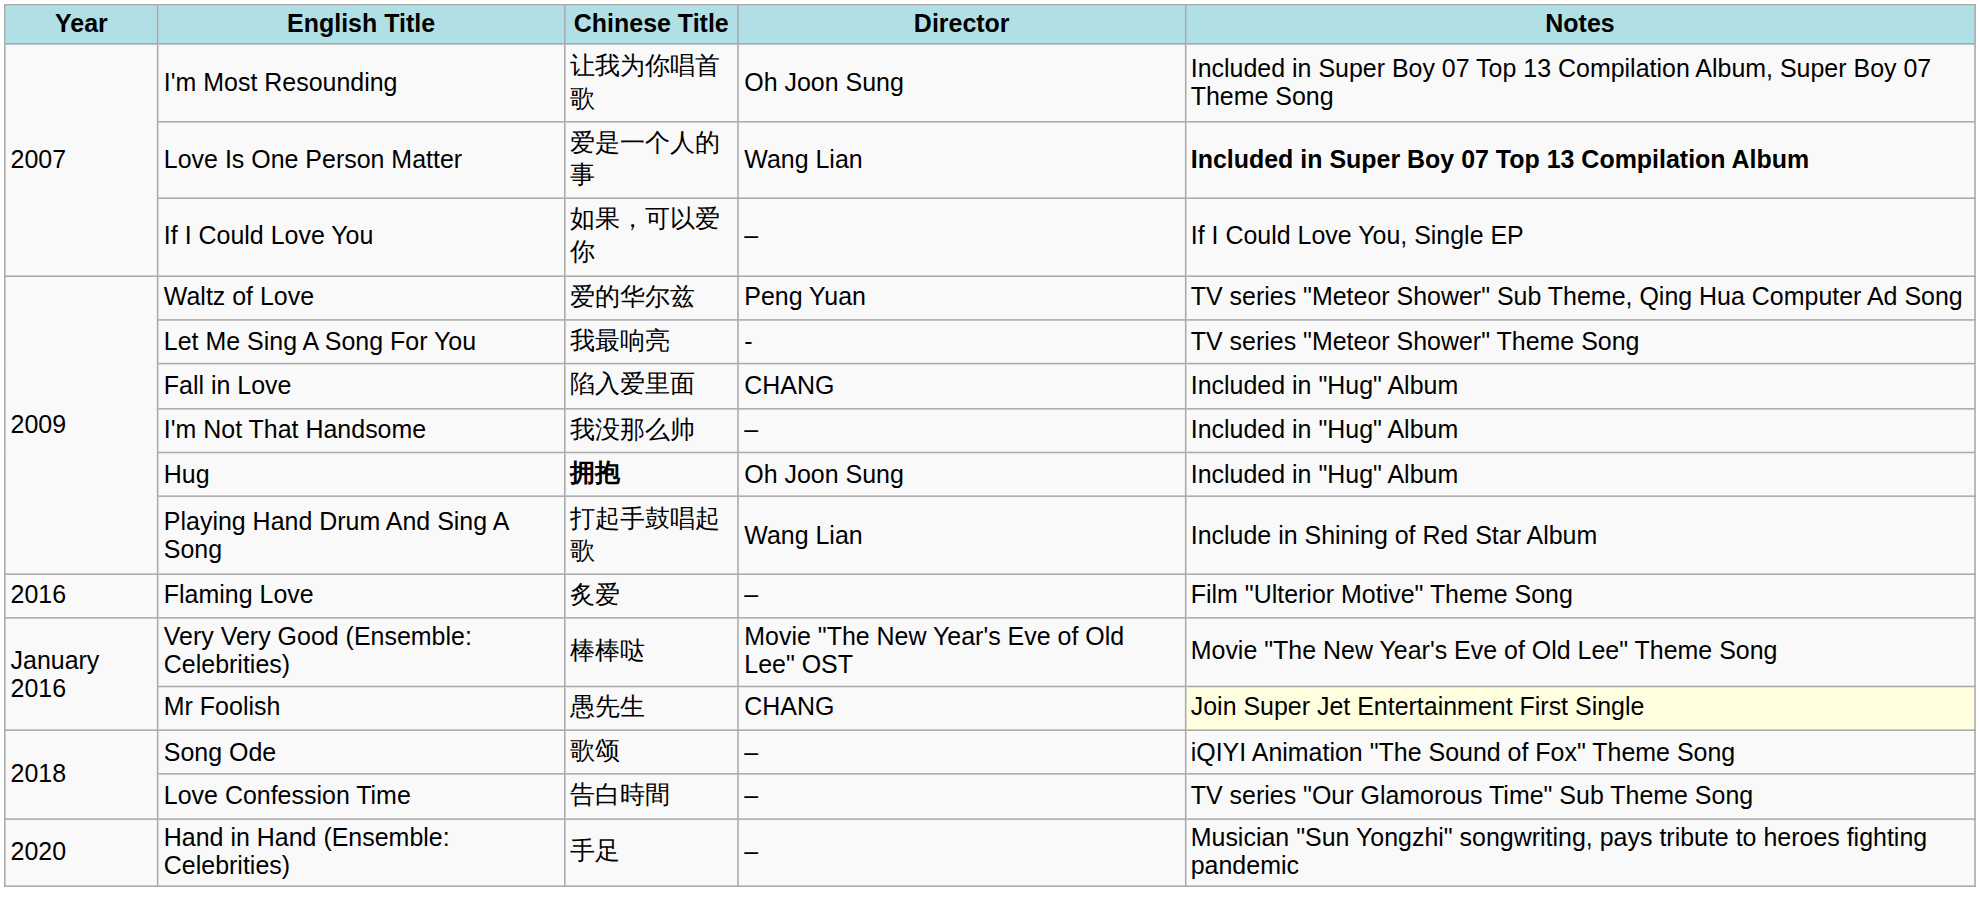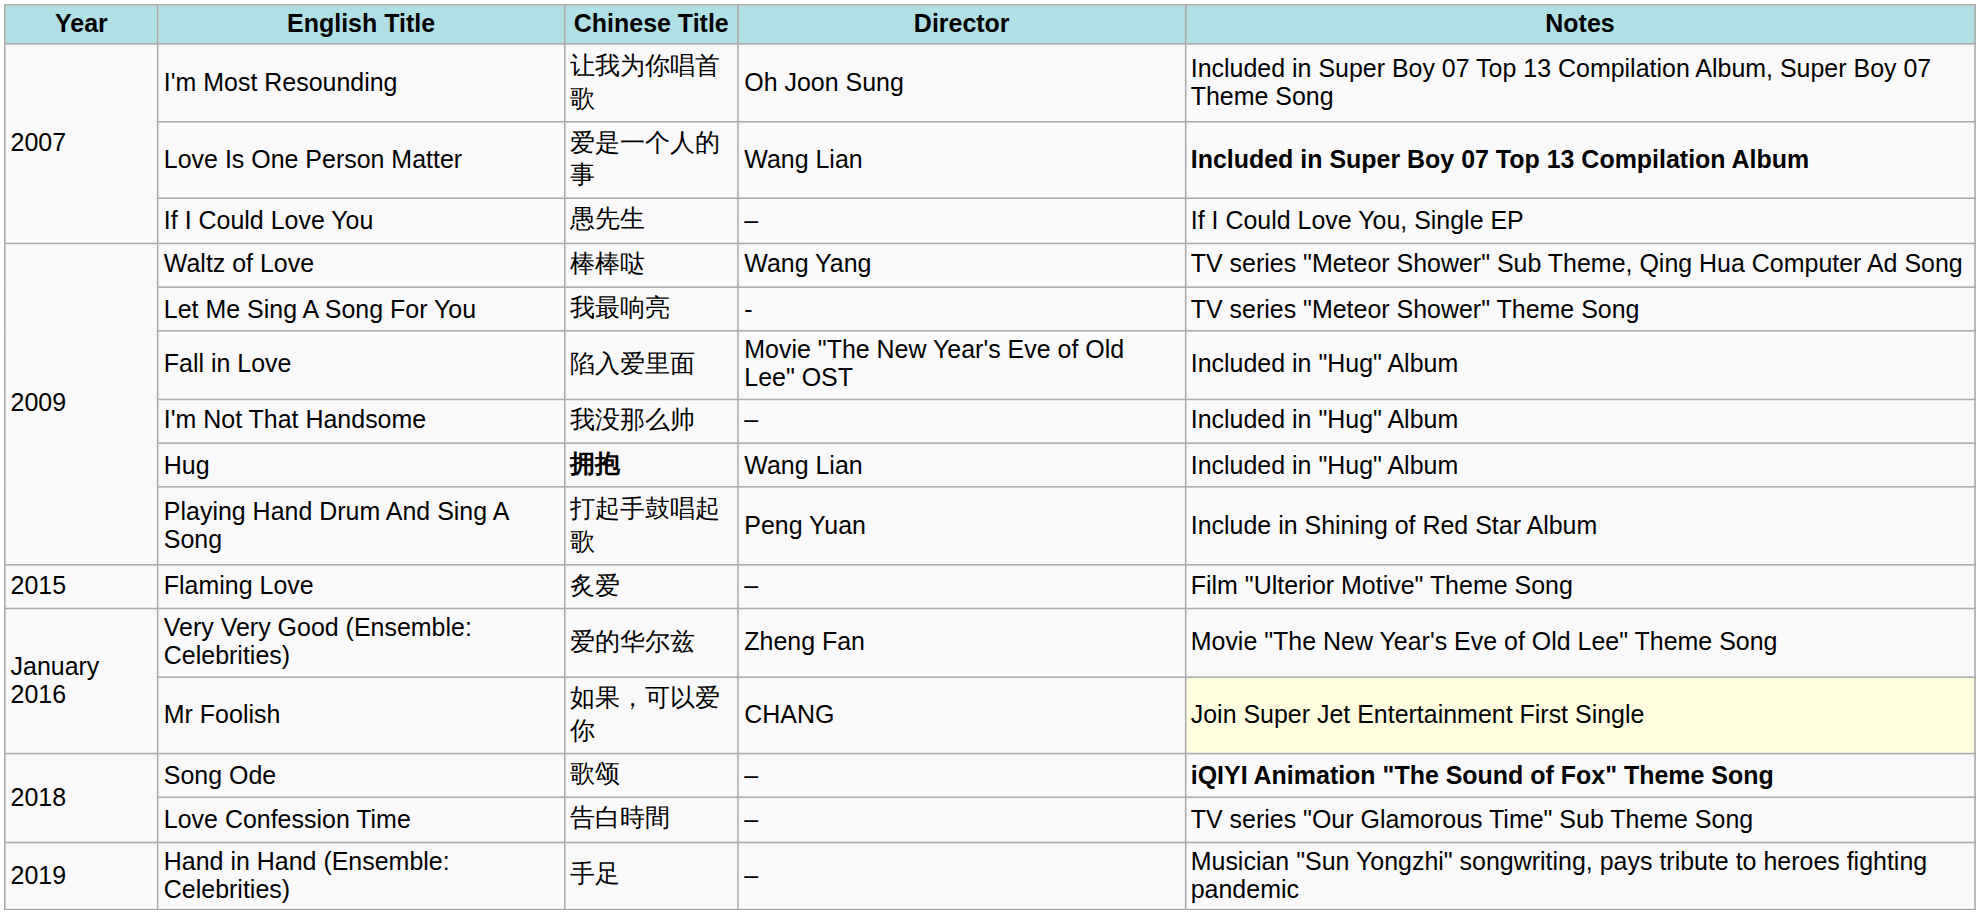(645, 235) 如果，可以爱你 -> (607, 219) 愚先生
(632, 296) 爱的华尔兹 -> (607, 263) 棒棒哒
(805, 297) Peng Yuan -> (808, 264) Wang Yang
(789, 385) CHANG -> (934, 364) Movie "The New Year's Eve of Old Lee" OST
(824, 474) Oh Joon Sung -> (803, 464) Wang Lian
(803, 534) Wang Lian -> (805, 525) Peng Yuan
(38, 595) 2016 -> (38, 586) 2015
(607, 650) 棒棒哒 -> (632, 641) 爱的华尔兹
(934, 651) Movie "The New Year's Eve of Old Lee" OST -> (805, 642) Zheng Fan
(607, 706) 愚先生 -> (645, 713) 如果，可以爱你
(1463, 751) normal -> (1482, 775) bold
(38, 852) 2020 -> (38, 875) 2019
